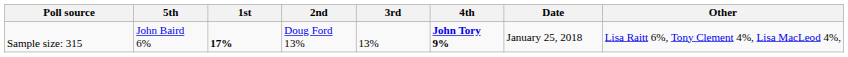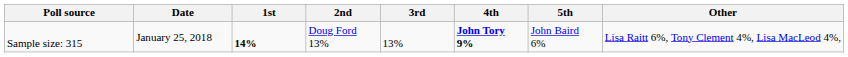columns swapped: (553, 13) <-> (171, 13)
(221, 43) 17% -> (245, 43) 14%
